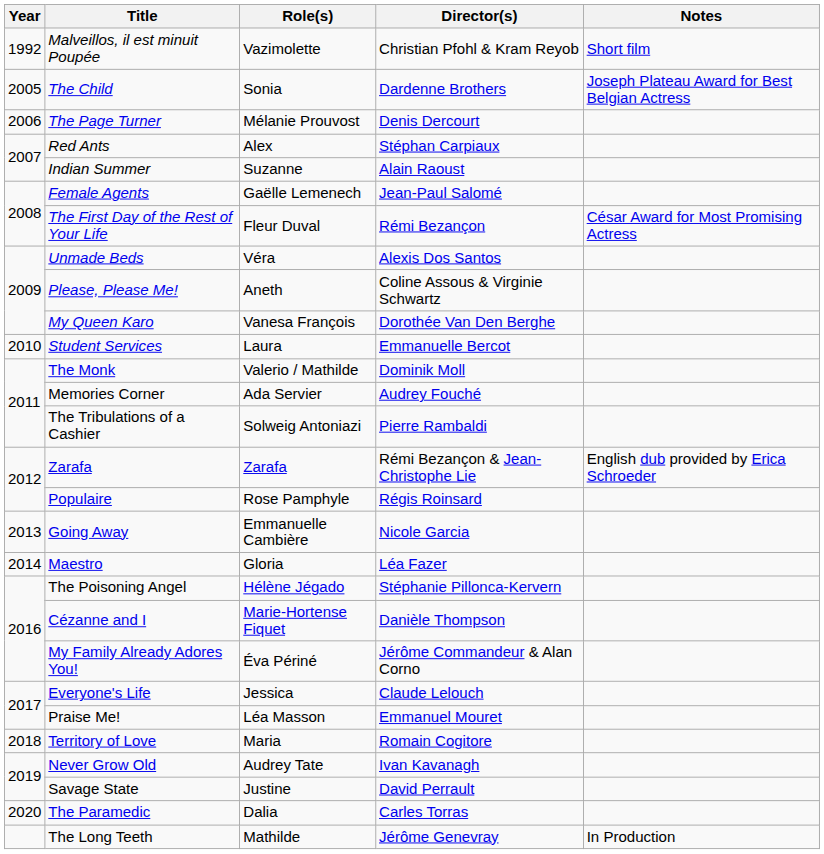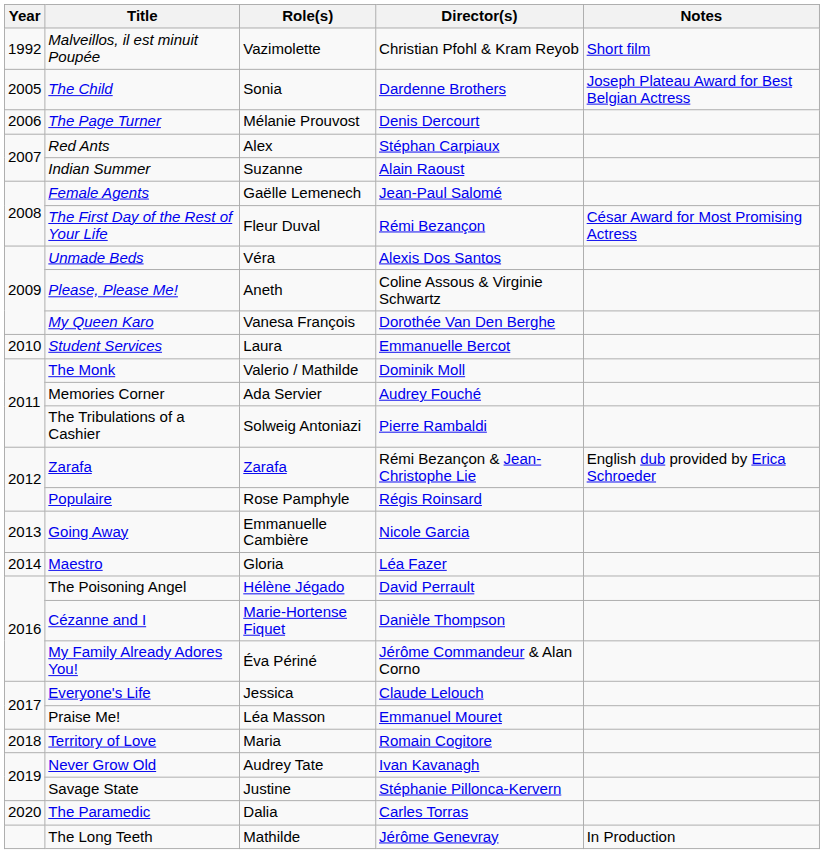(470, 588) Stéphanie Pillonca-Kervern -> (427, 588) David Perrault
(427, 788) David Perrault -> (470, 788) Stéphanie Pillonca-Kervern
